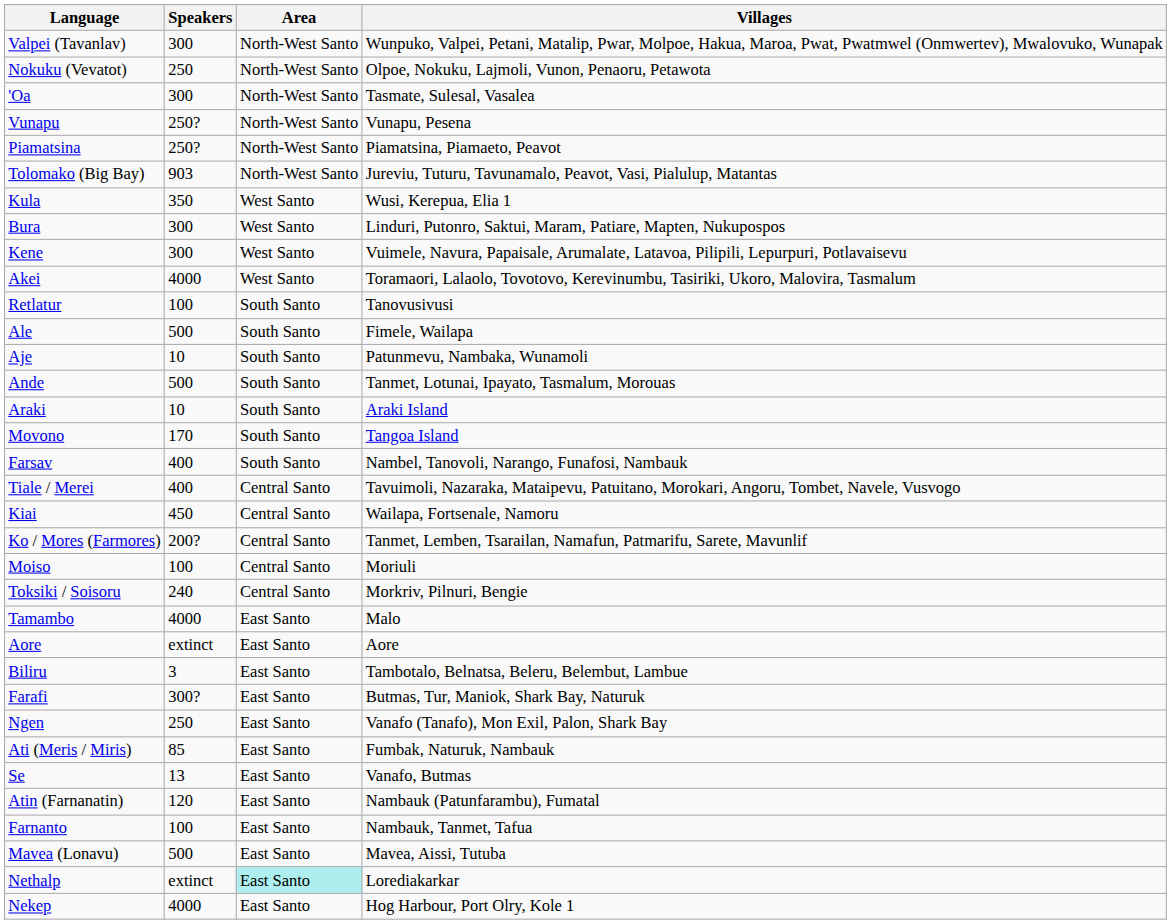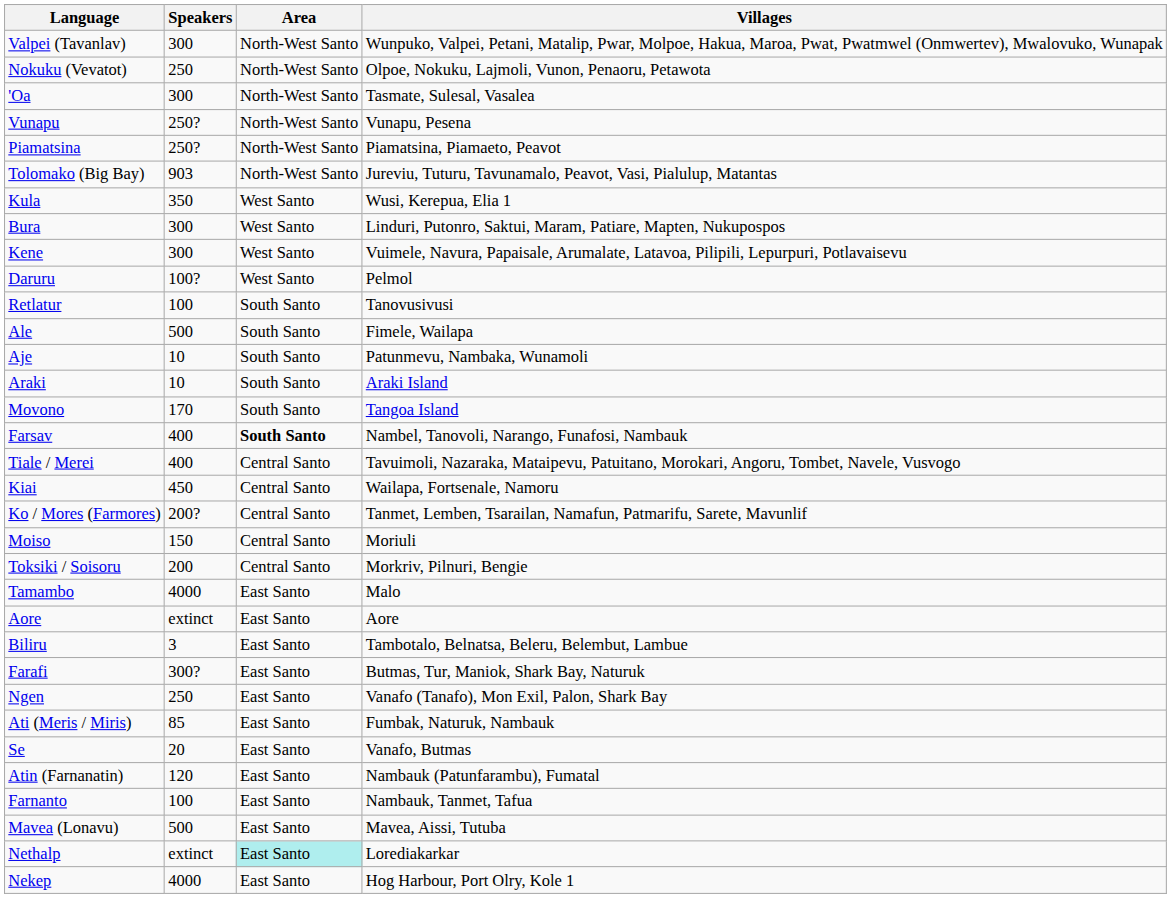- row: (24, 278)
+ row: (32, 278)
- row: (26, 383)
(280, 461) normal -> (283, 435) bold
(181, 566) 100 -> (181, 540) 150
(181, 592) 240 -> (181, 566) 200
(177, 775) 13 -> (177, 749) 20
